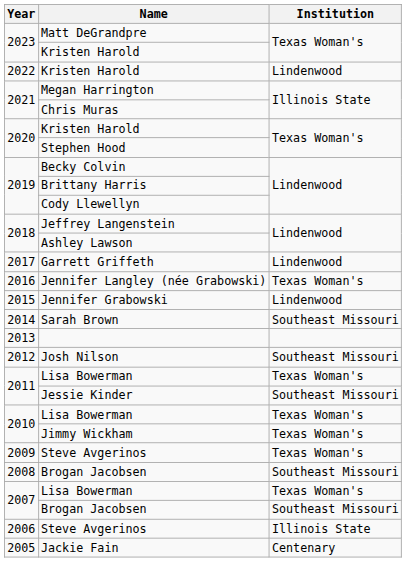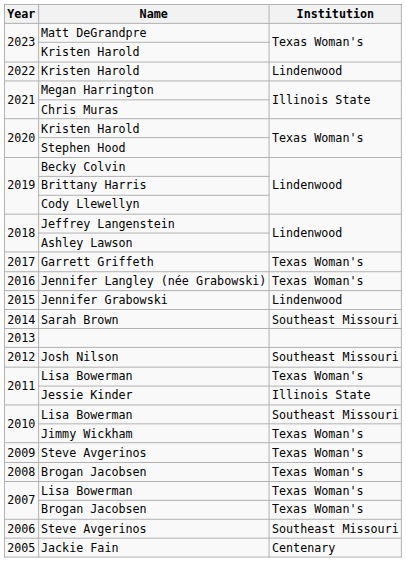(307, 262) Lindenwood -> (318, 262) Texas Woman's
(335, 395) Southeast Missouri -> (321, 395) Illinois State
(318, 414) Texas Woman's -> (335, 414) Southeast Missouri
(335, 472) Southeast Missouri -> (318, 472) Texas Woman's
(335, 510) Southeast Missouri -> (318, 510) Texas Woman's
(321, 529) Illinois State -> (335, 529) Southeast Missouri
